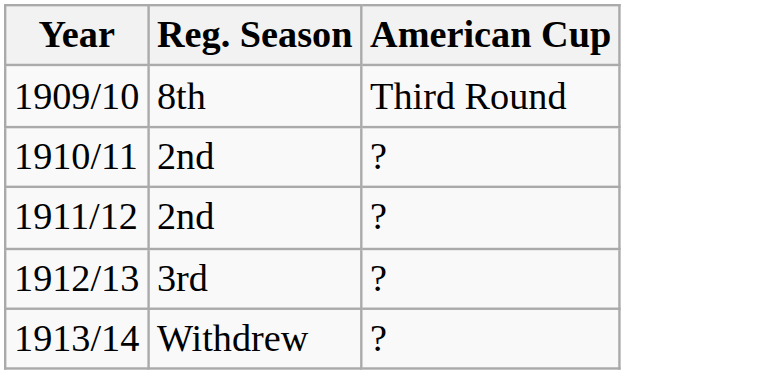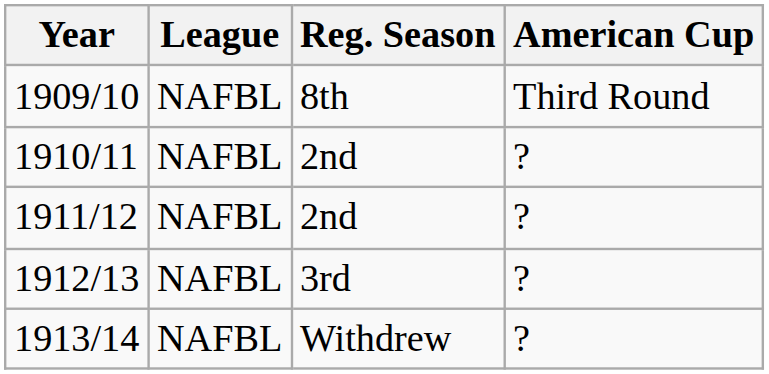+ column: (220, 34)
